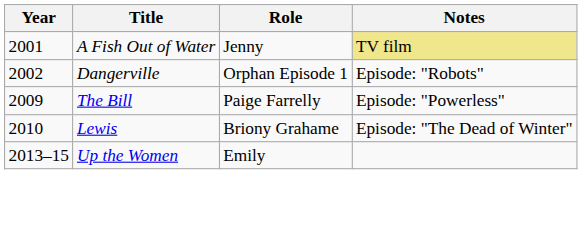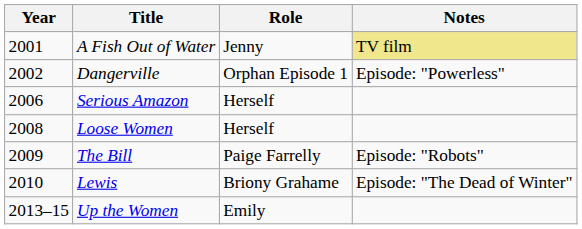(420, 73) Episode: "Robots" -> (430, 73) Episode: "Powerless"
+ row: (133, 100)
+ row: (125, 127)
(430, 100) Episode: "Powerless" -> (420, 155) Episode: "Robots"
